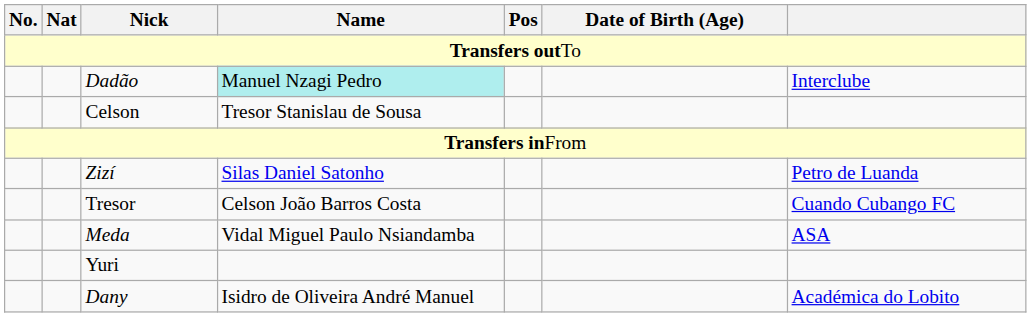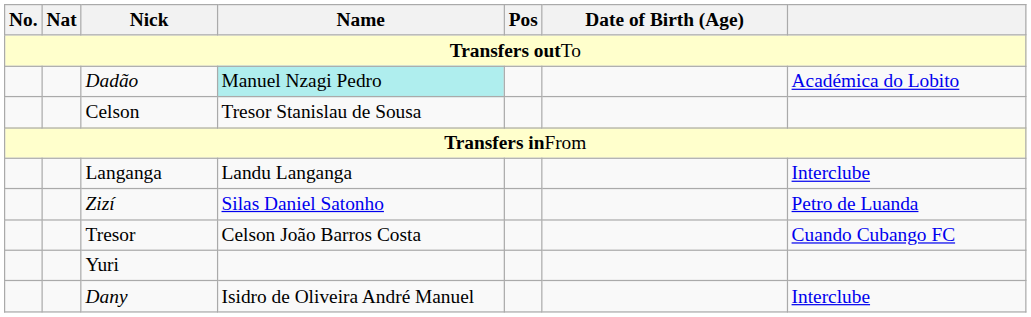(831, 81) Interclube -> (875, 81) Académica do Lobito
+ row: (124, 173)
- row: (108, 234)
(875, 296) Académica do Lobito -> (831, 296) Interclube
